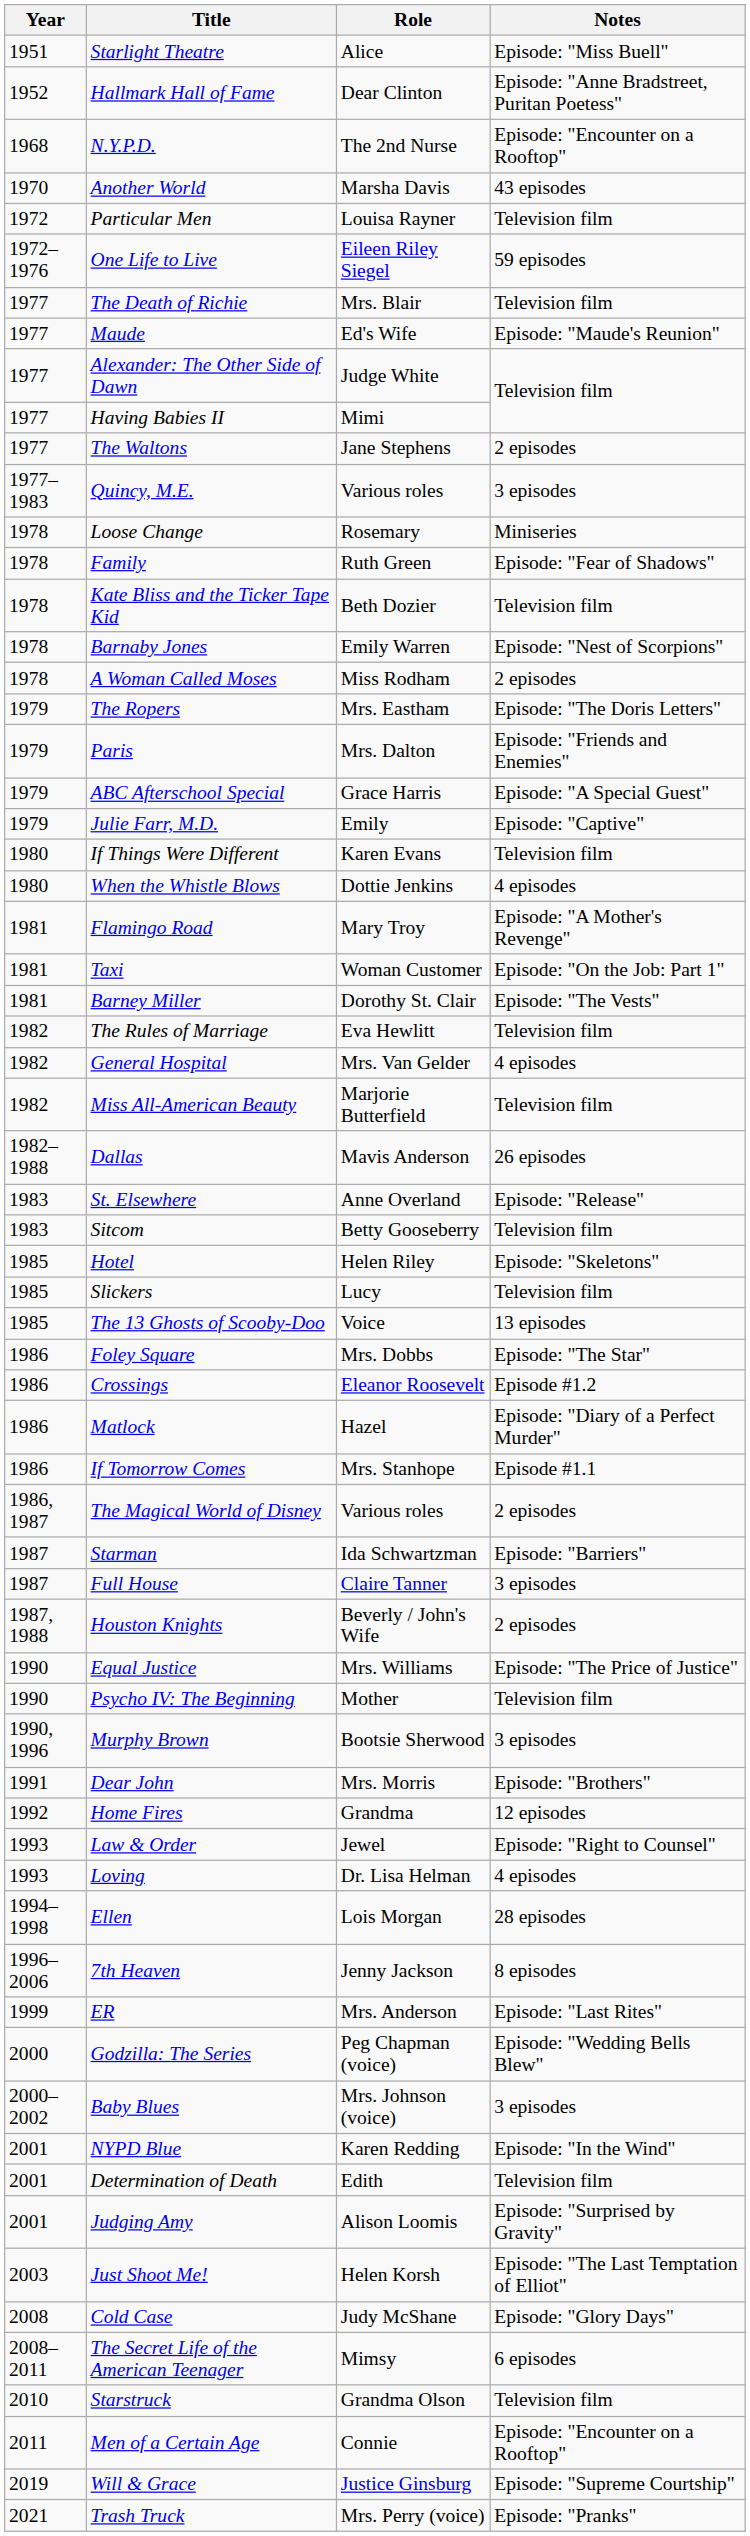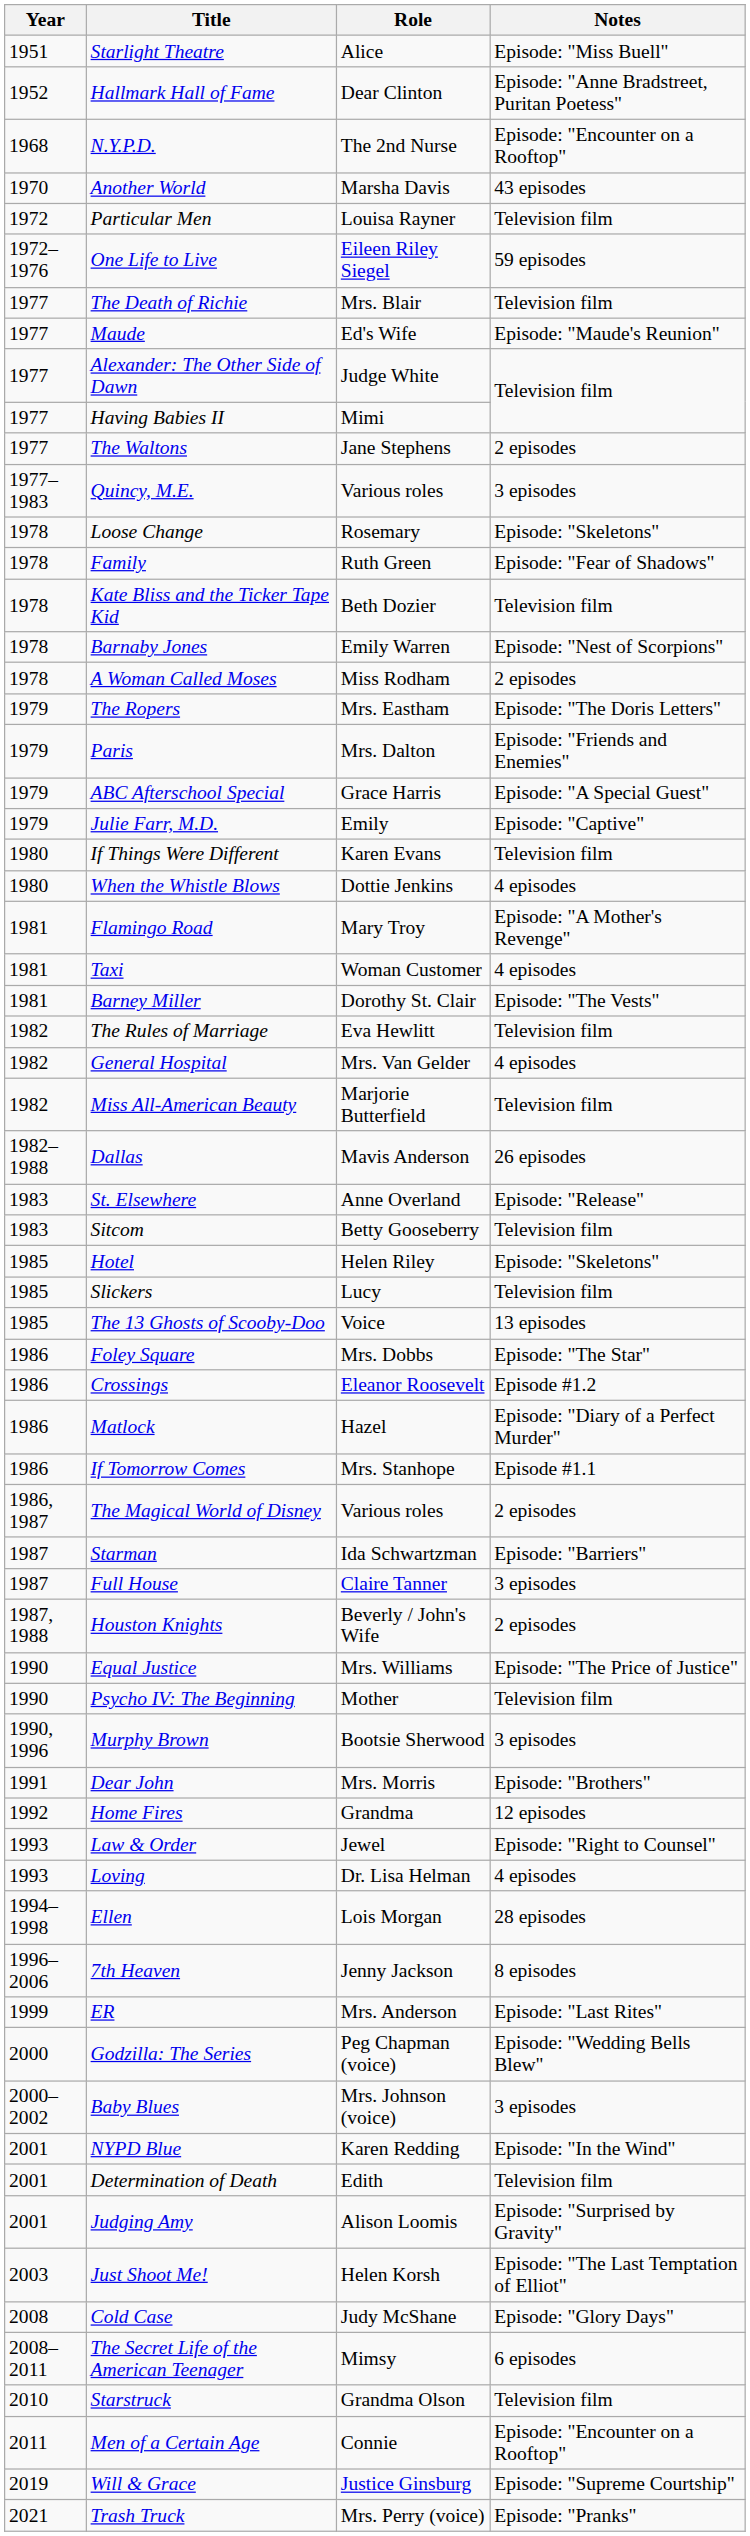(535, 532) Miniseries -> (577, 532) Episode: "Skeletons"
(609, 969) Episode: "On the Job: Part 1" -> (535, 969) 4 episodes
